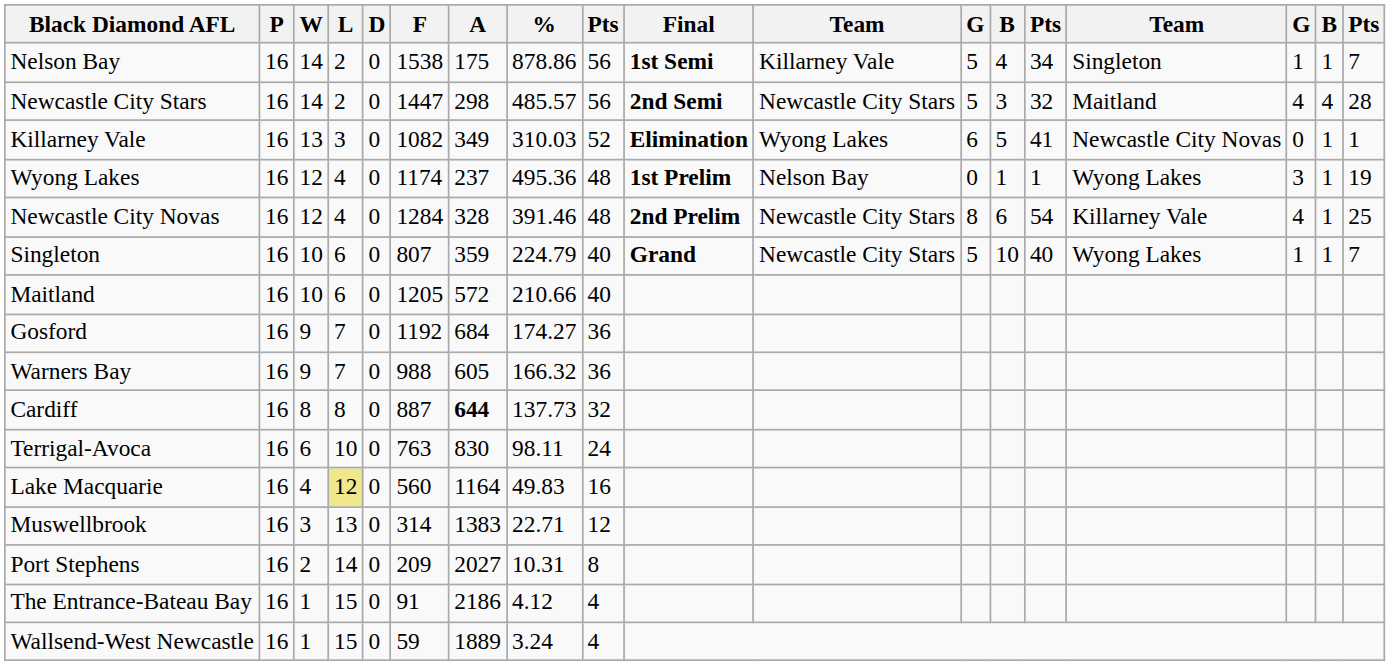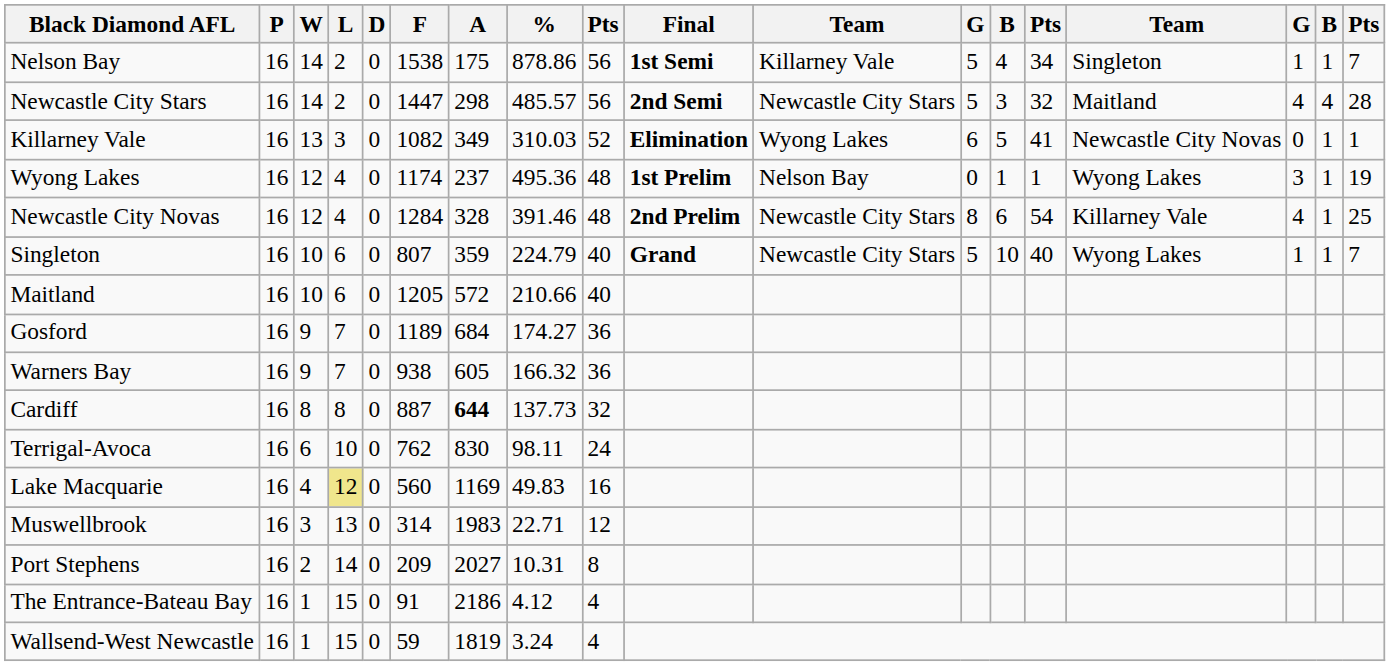(419, 332) 1192 -> (419, 332) 1189
(414, 370) 988 -> (414, 370) 938
(414, 447) 763 -> (414, 447) 762
(477, 486) 1164 -> (477, 486) 1169
(478, 525) 1383 -> (478, 525) 1983
(478, 640) 1889 -> (478, 640) 1819
